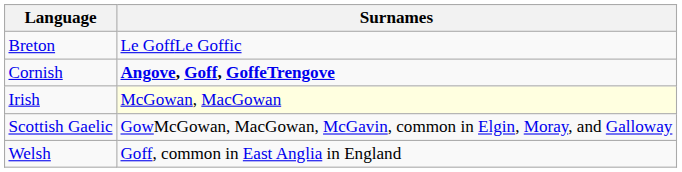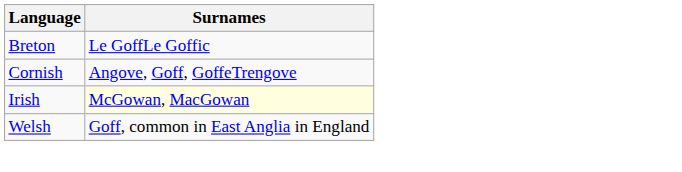(228, 72) bold -> (193, 72) normal
- row: (61, 126)
